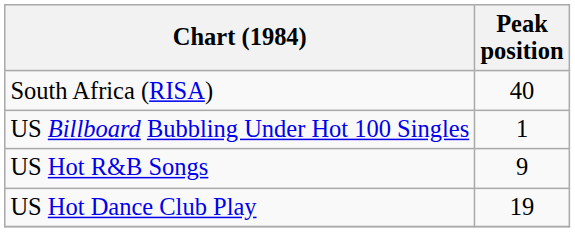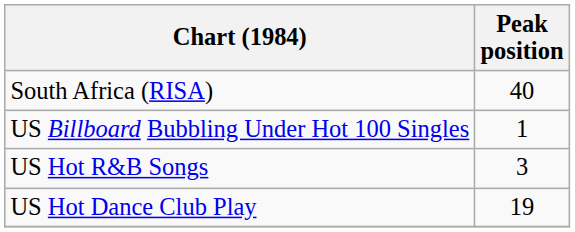(522, 167) 9 -> (522, 167) 3
